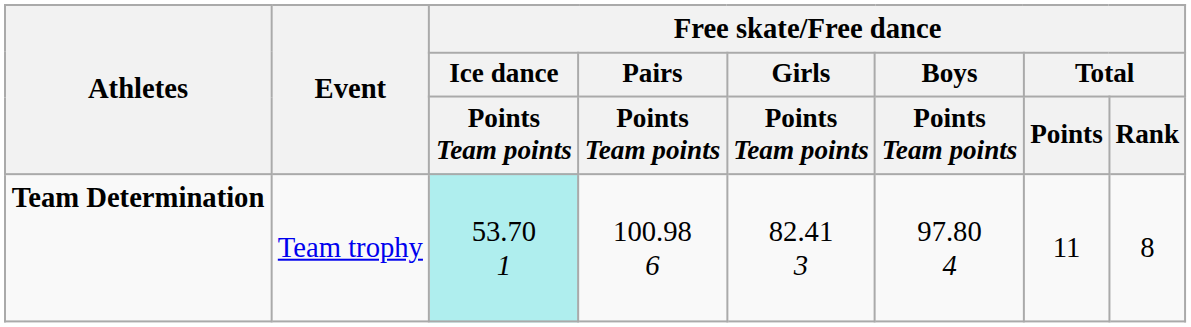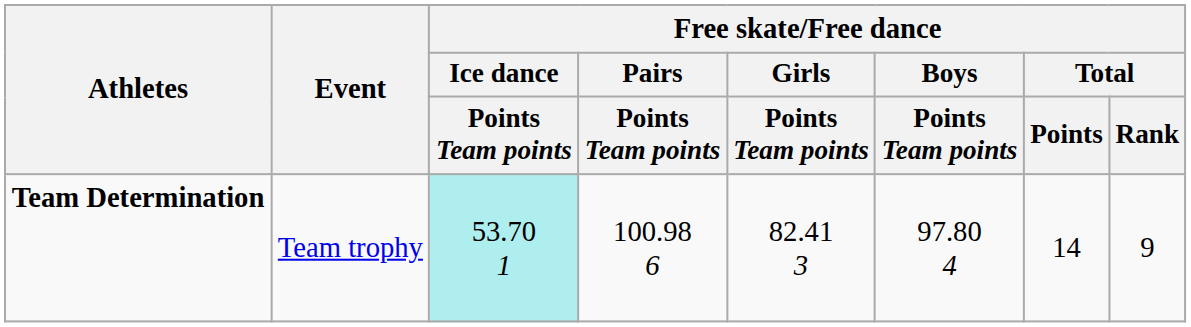(1066, 247) 11 -> (1066, 247) 14
(1147, 247) 8 -> (1147, 247) 9
